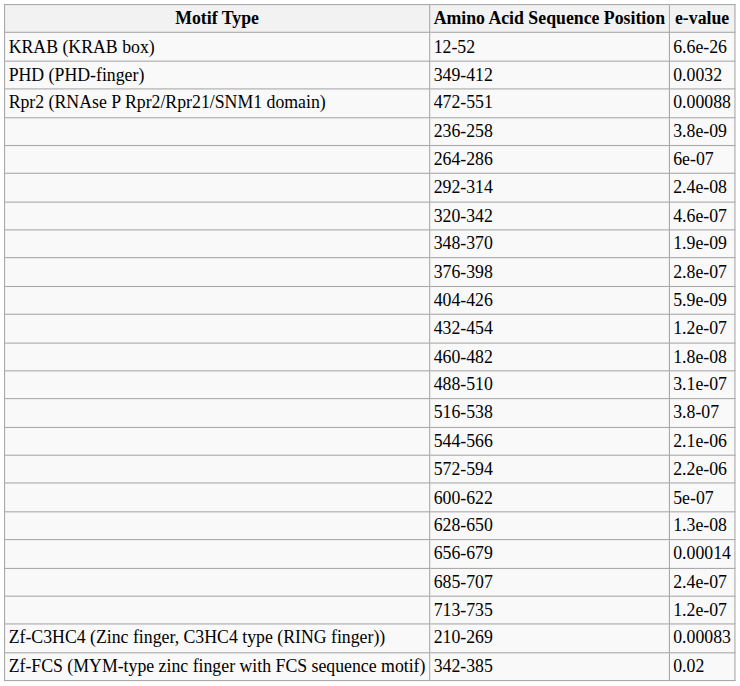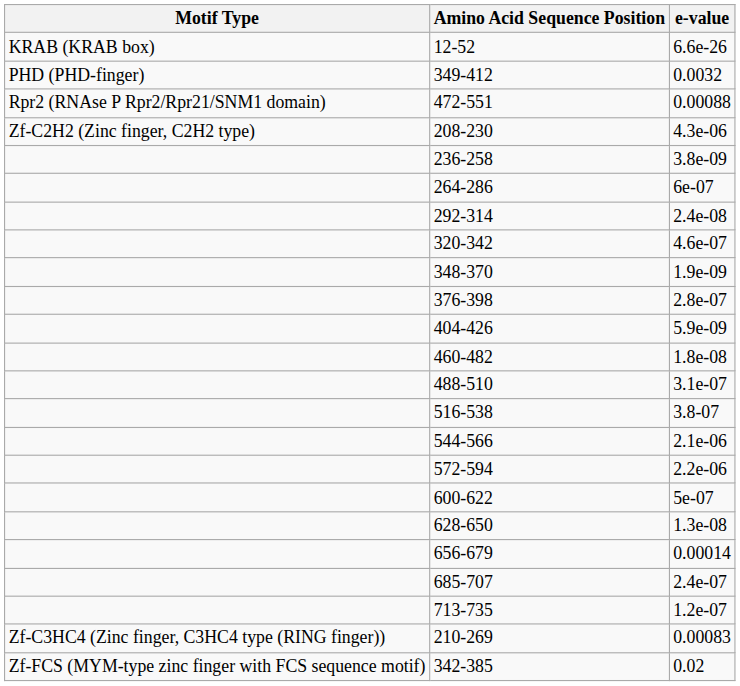+ row: (463, 131)
- row: (463, 328)
